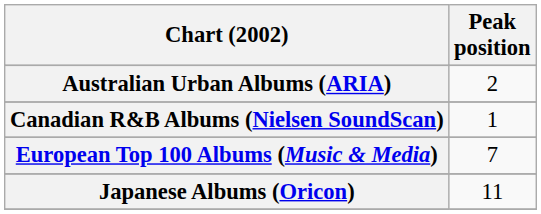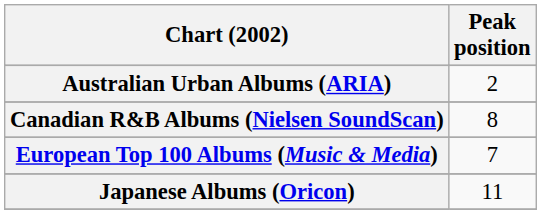(492, 119) 1 -> (492, 119) 8
